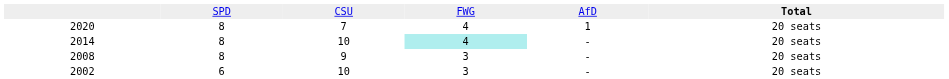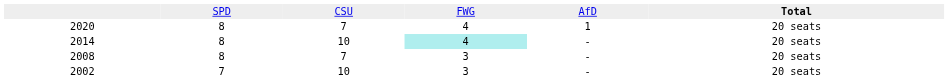(344, 57) 9 -> (344, 57) 7
(222, 72) 6 -> (222, 72) 7
